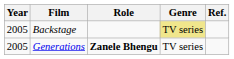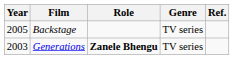(183, 29) khaki background -> (183, 29) no background
(17, 46) 2005 -> (17, 46) 2003
